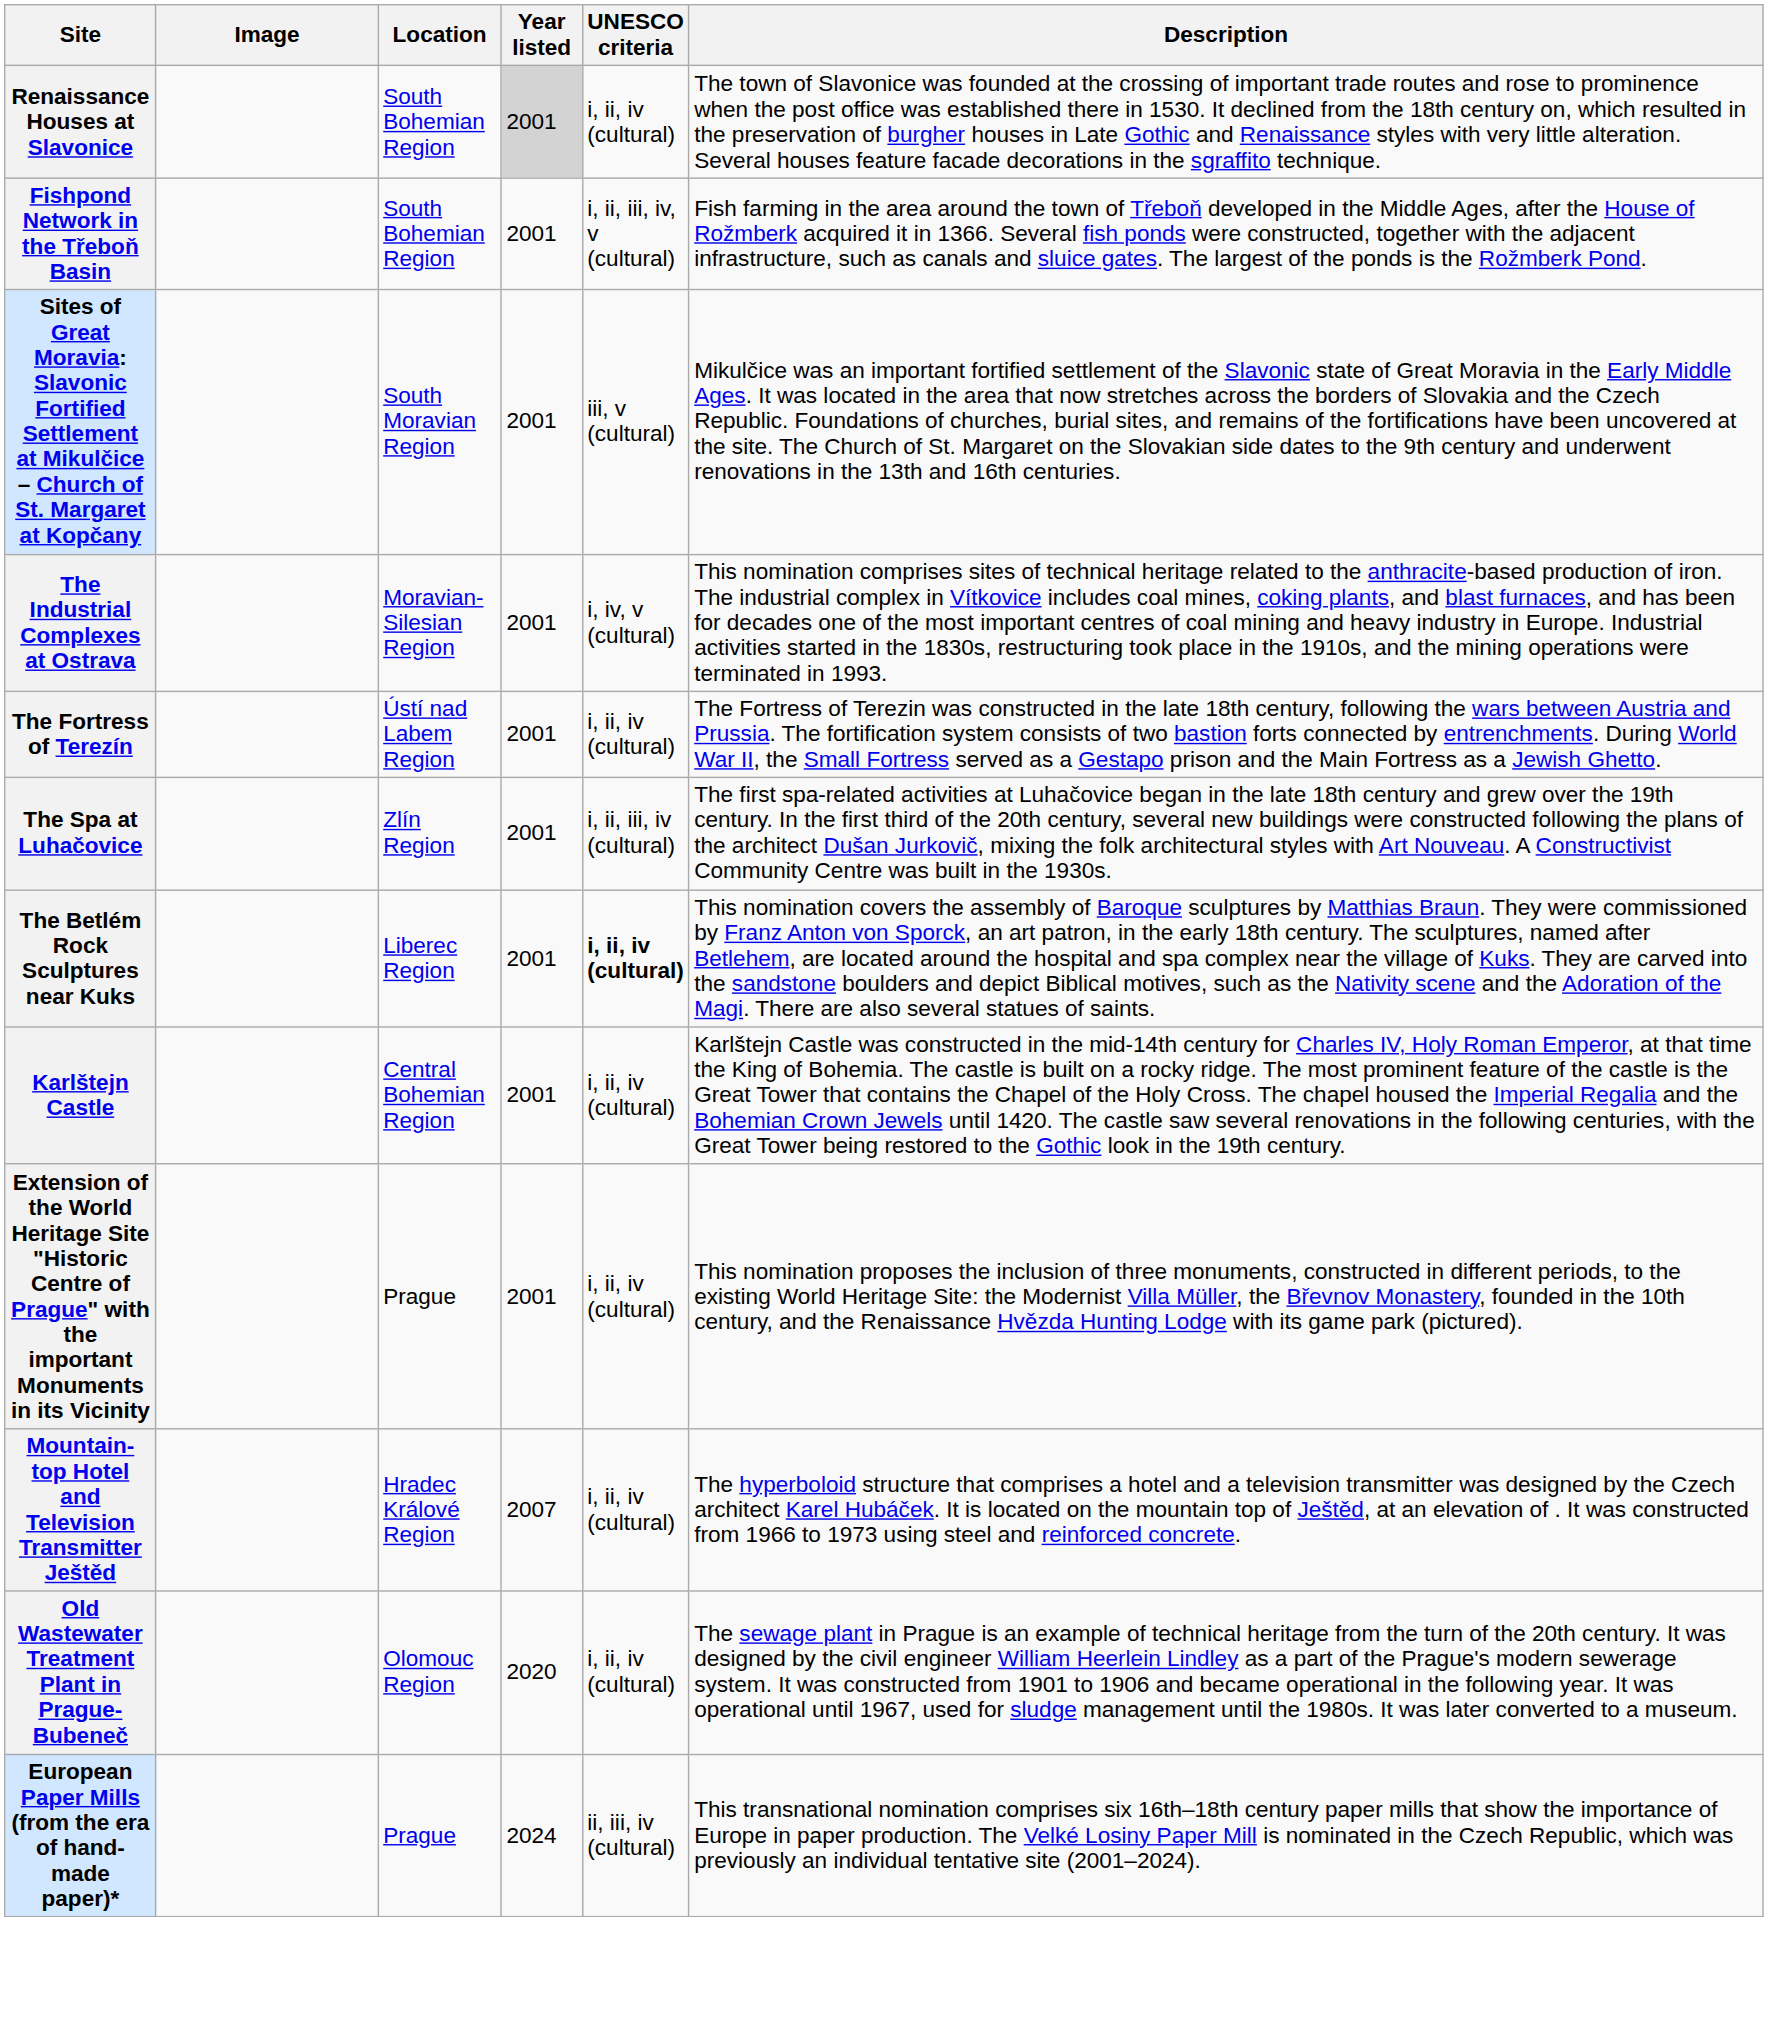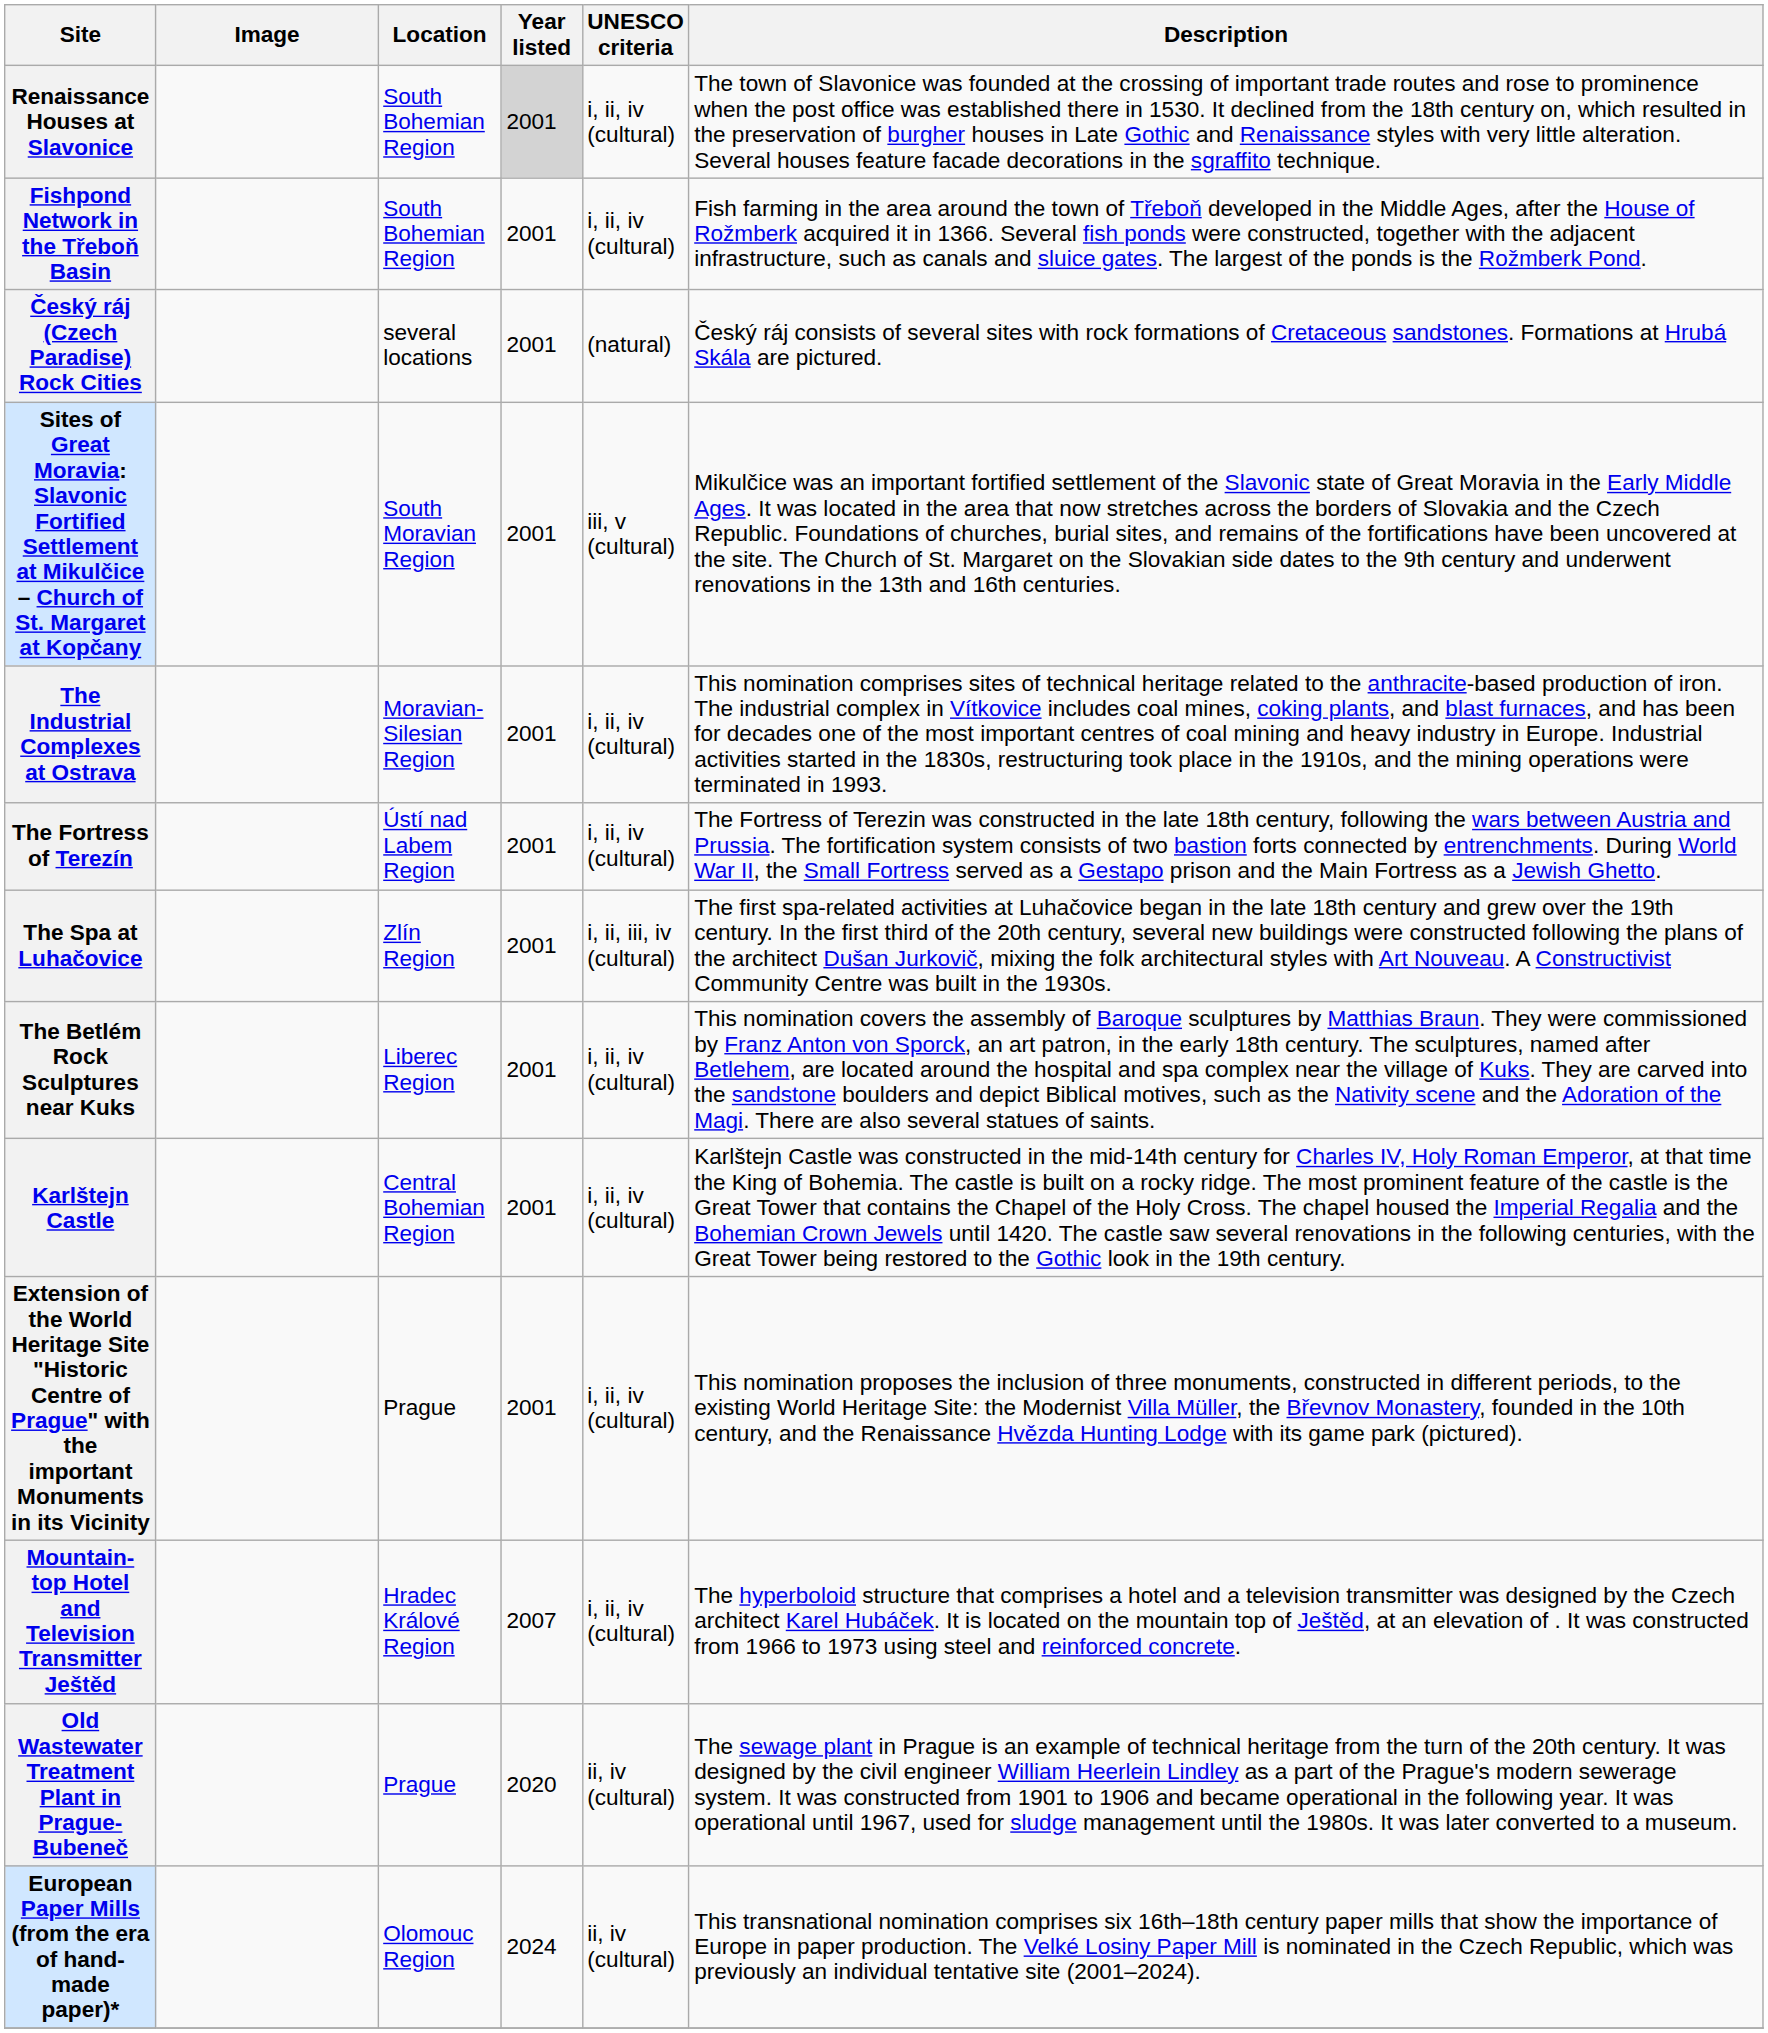(632, 233) i, ii, iii, iv, v (cultural) -> (631, 233) i, ii, iv (cultural)
+ row: (80, 345)
(631, 622) i, iv, v (cultural) -> (631, 734) i, ii, iv (cultural)
(636, 958) bold -> (631, 1070) normal
(428, 1672) Olomouc Region -> (420, 1784) Prague
(631, 1672) i, ii, iv (cultural) -> (631, 1784) ii, iv (cultural)
(420, 1834) Prague -> (428, 1946) Olomouc Region
(631, 1834) ii, iii, iv (cultural) -> (631, 1946) ii, iv (cultural)
